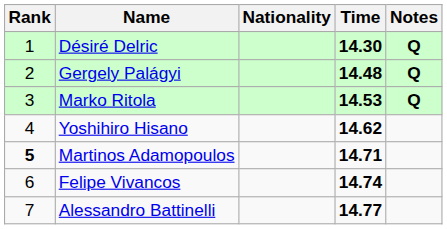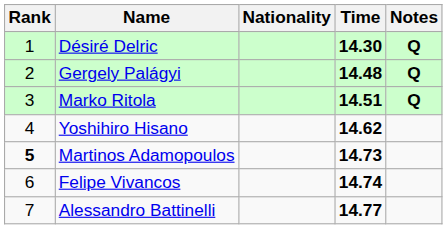(360, 100) 14.53 -> (360, 100) 14.51
(360, 155) 14.71 -> (360, 155) 14.73
